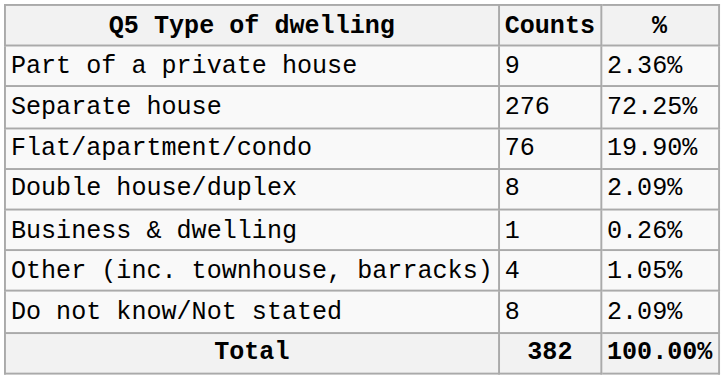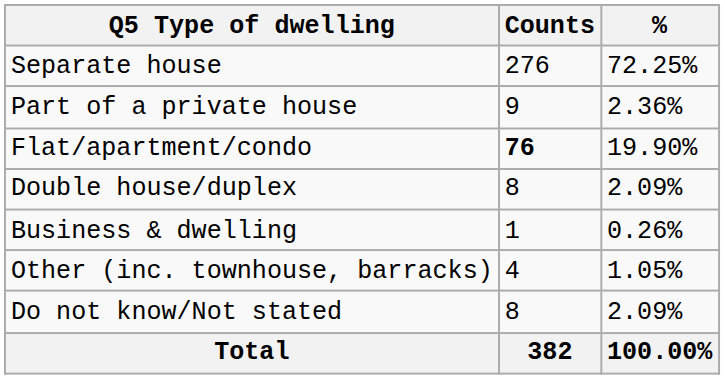rows swapped: (116, 107) <-> (184, 66)
(520, 148) normal -> (520, 148) bold
